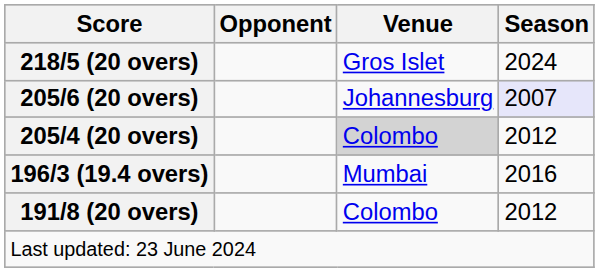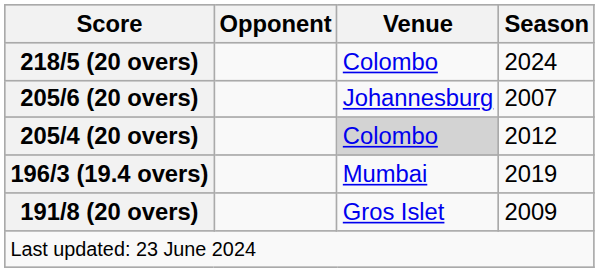(394, 62) Gros Islet -> (390, 62) Colombo
(531, 99) lavender background -> (531, 99) no background
(531, 174) 2016 -> (531, 174) 2019
(390, 212) Colombo -> (394, 212) Gros Islet
(531, 212) 2012 -> (531, 212) 2009
